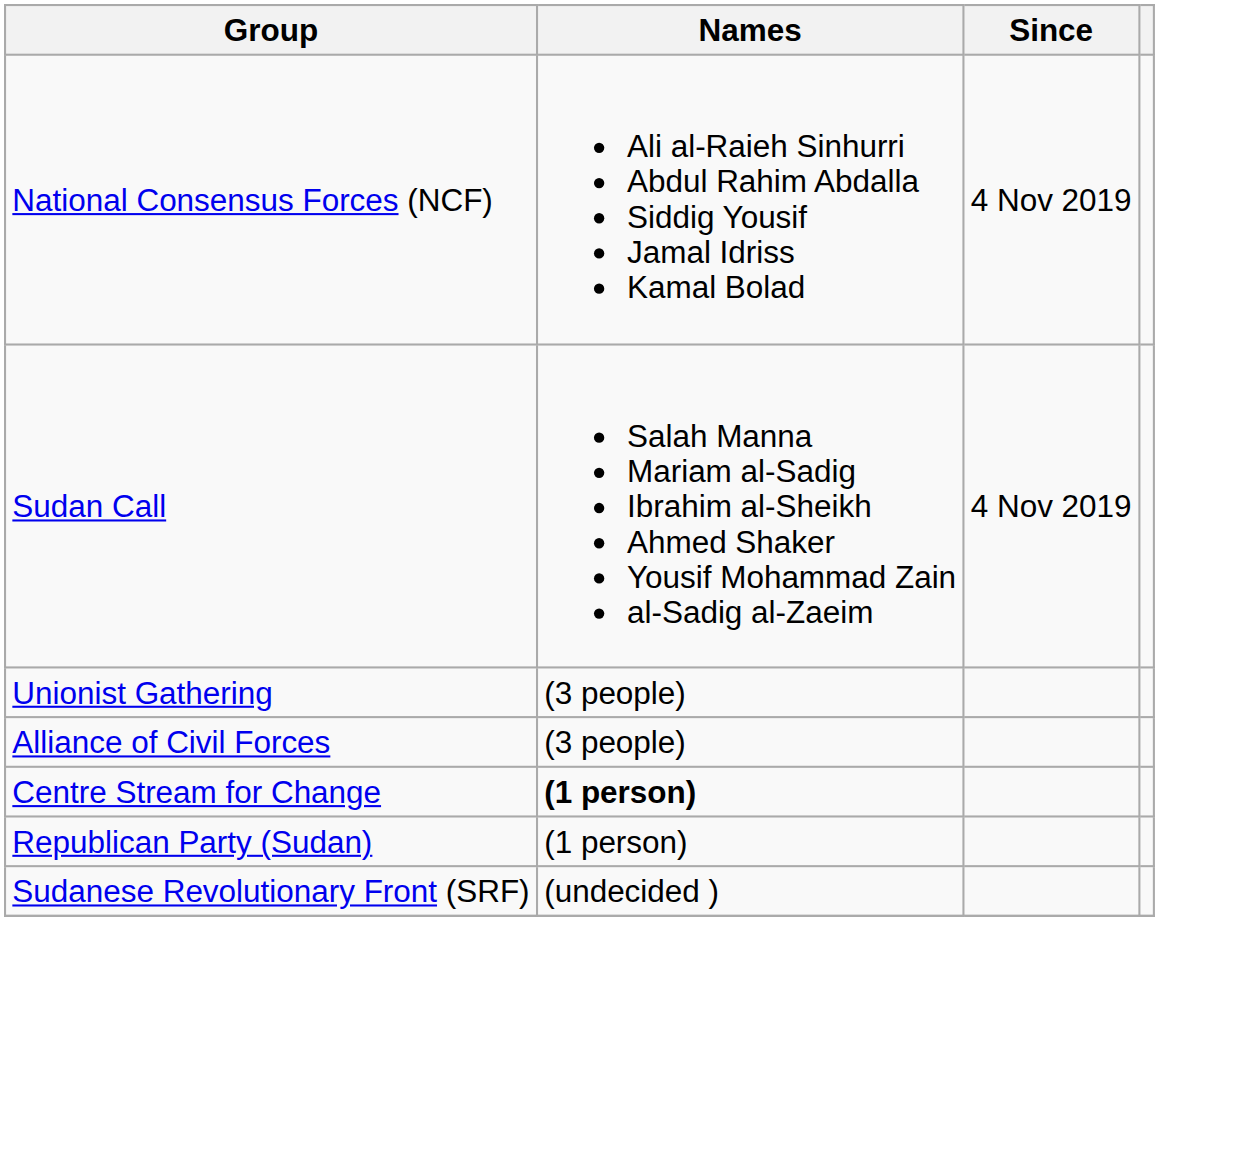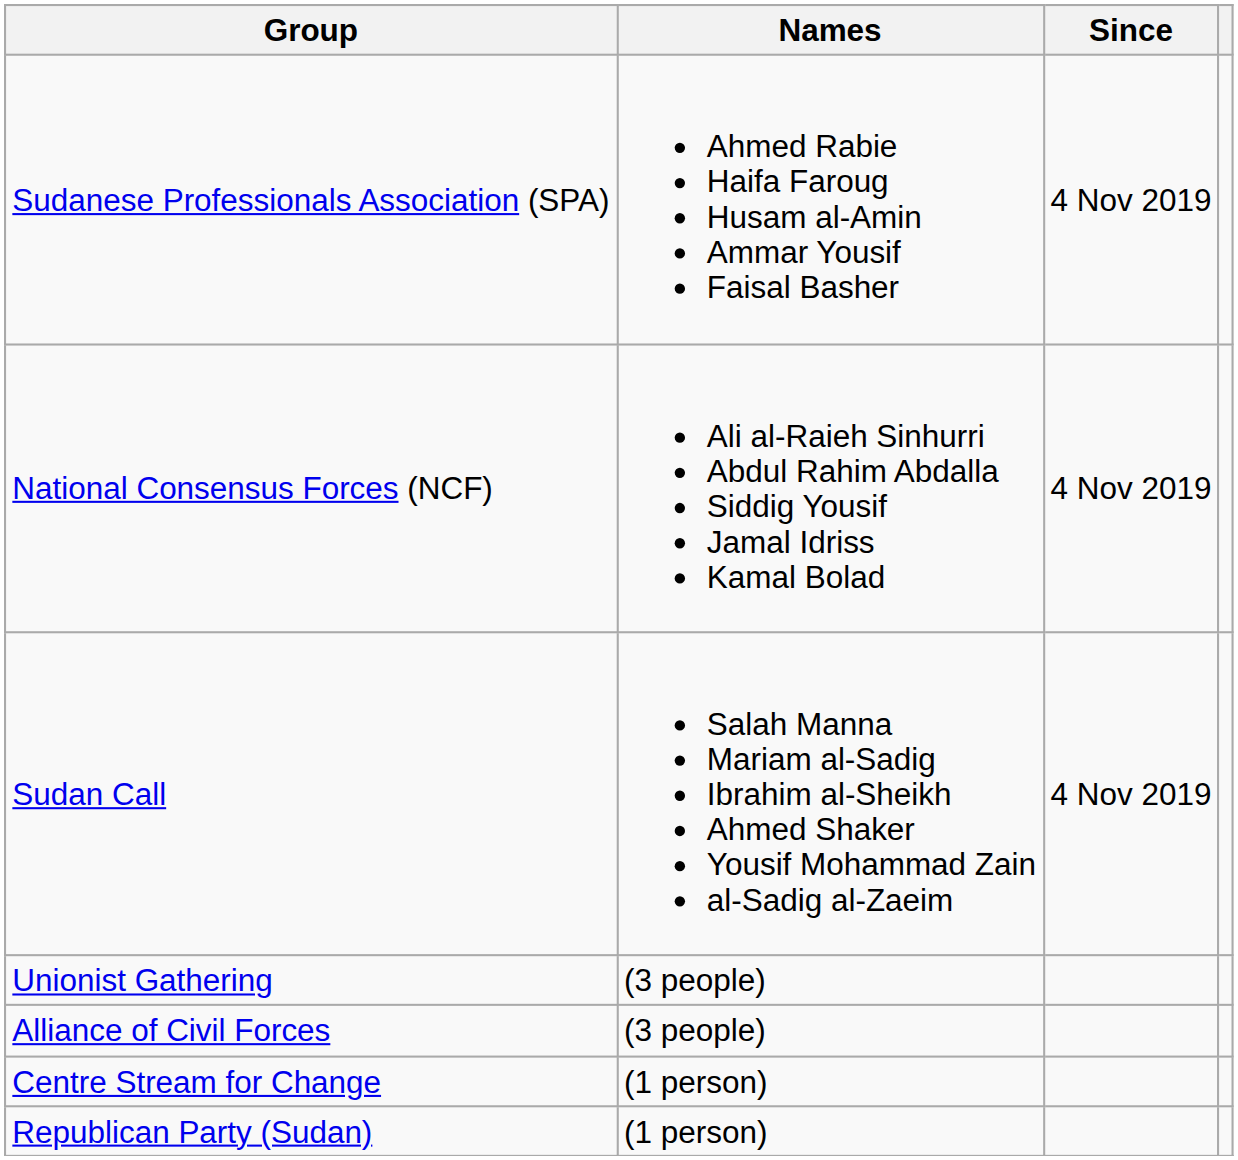+ row: (311, 199)
(620, 792) bold -> (696, 1081) normal
- row: (271, 892)
